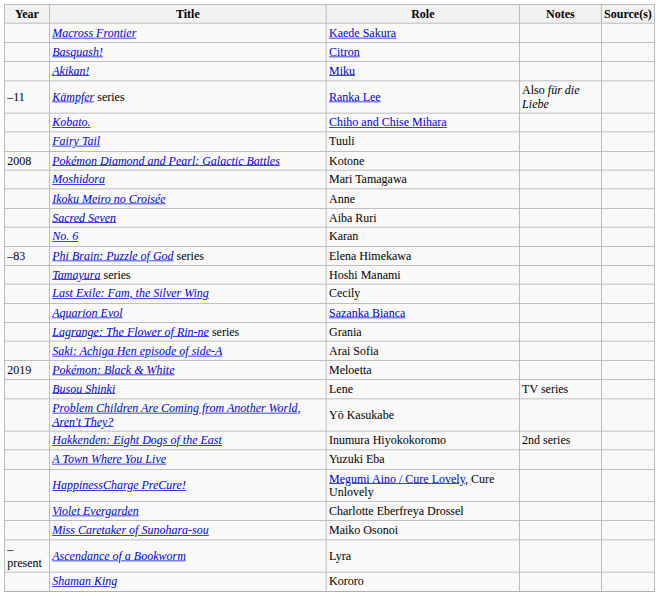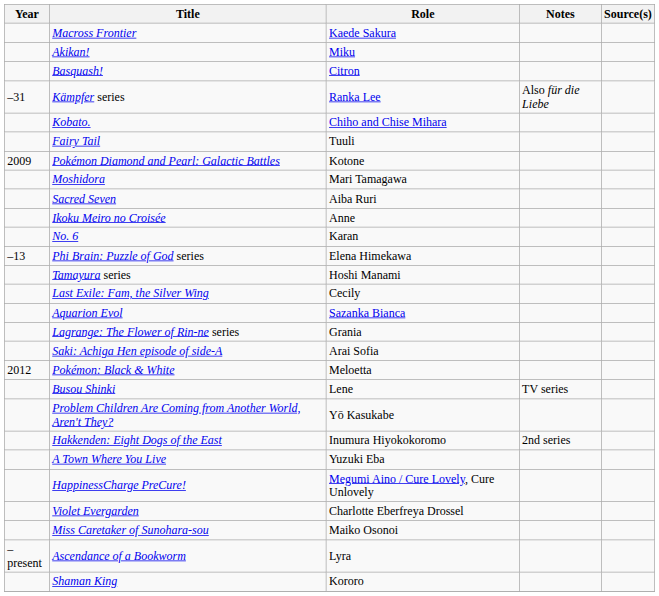rows swapped: (71, 71) <-> (78, 52)
(16, 96) –11 -> (16, 96) –31
(19, 160) 2008 -> (19, 160) 2009
rows swapped: (84, 217) <-> (109, 198)
(16, 255) –83 -> (16, 255) –13
(19, 370) 2019 -> (19, 370) 2012
